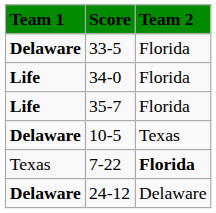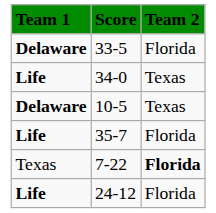(164, 77) Florida -> (165, 77) Texas
rows swapped: (105, 135) <-> (105, 106)
(45, 193) Delaware -> (31, 193) Life
(173, 193) Delaware -> (170, 193) Florida
